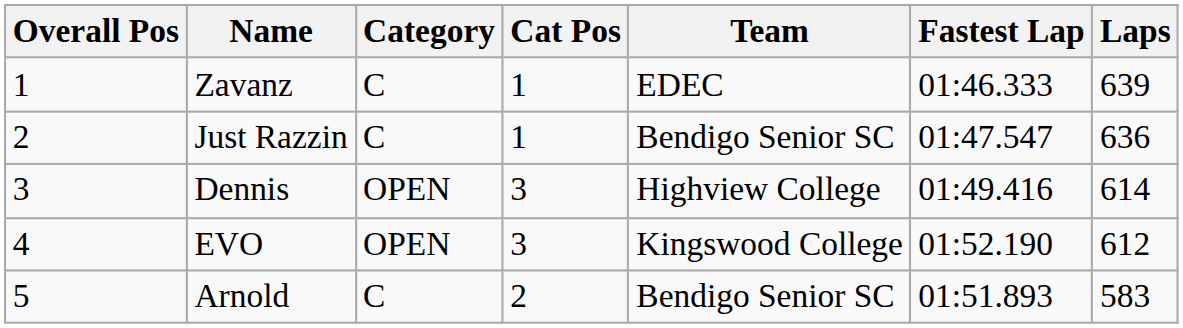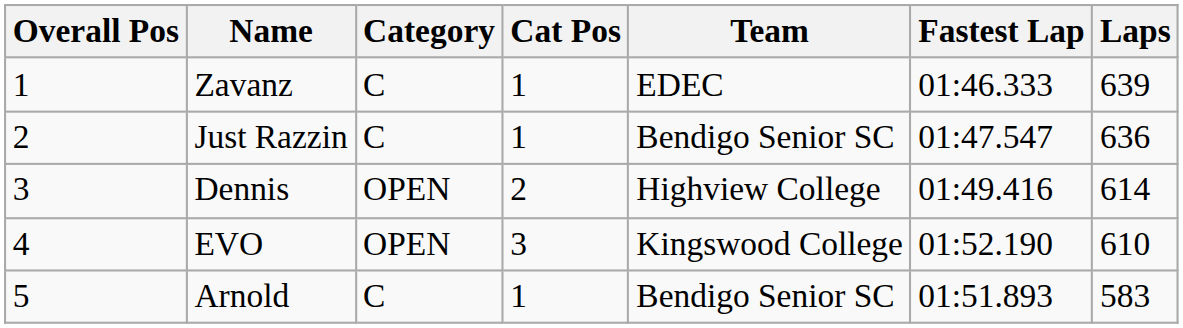(519, 190) 3 -> (519, 190) 2
(1125, 243) 612 -> (1125, 243) 610
(519, 296) 2 -> (519, 296) 1
